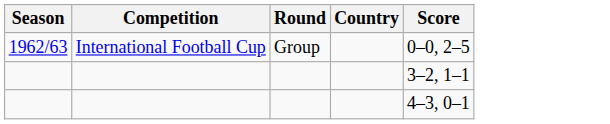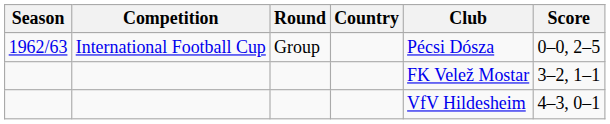+ column: (468, 18)
